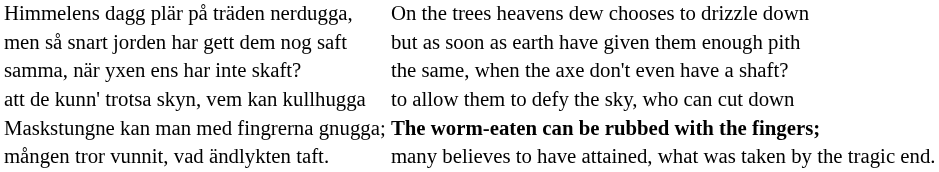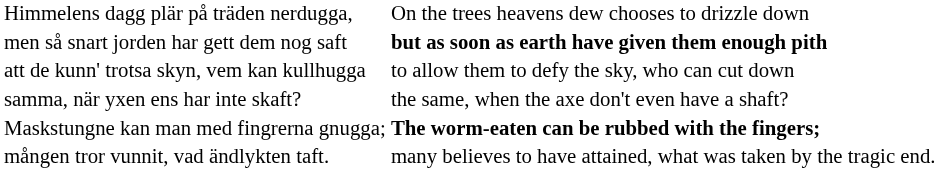(596, 42) normal -> (609, 42) bold
rows swapped: (185, 99) <-> (153, 70)
